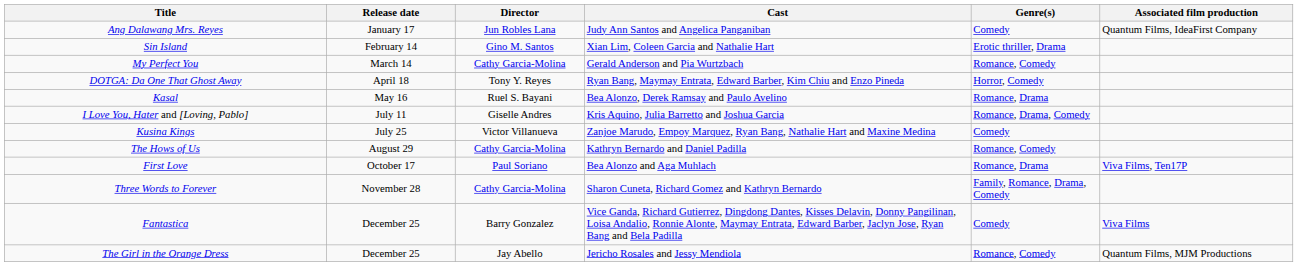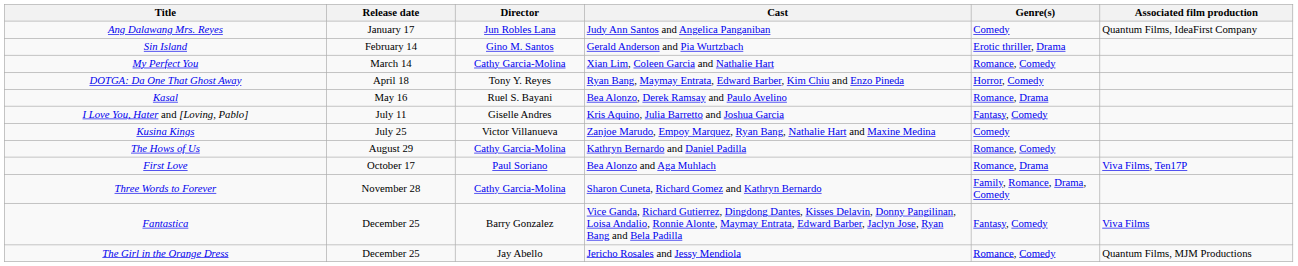(680, 47) Xian Lim, Coleen Garcia and Nathalie Hart -> (665, 47) Gerald Anderson and Pia Wurtzbach
(665, 64) Gerald Anderson and Pia Wurtzbach -> (680, 64) Xian Lim, Coleen Garcia and Nathalie Hart
(1032, 115) Romance, Drama, Comedy -> (1011, 115) Fantasy, Comedy
(991, 224) Comedy -> (1011, 224) Fantasy, Comedy
